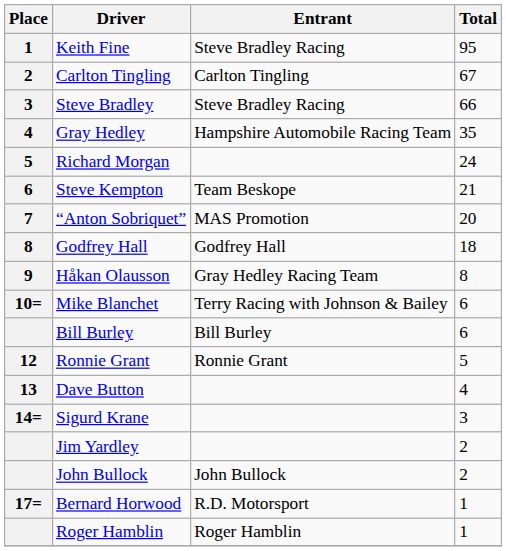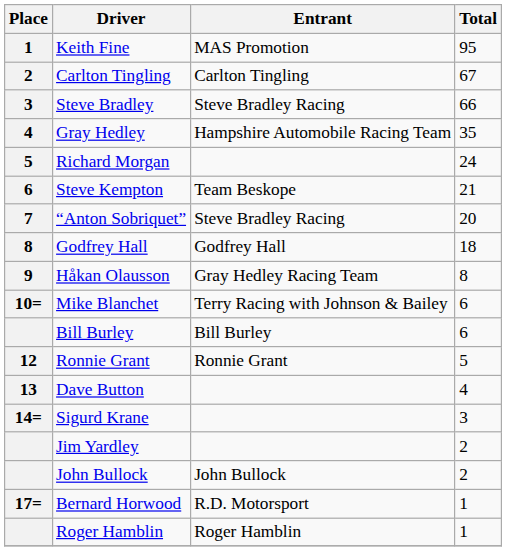(269, 47) Steve Bradley Racing -> (251, 47) MAS Promotion
(251, 218) MAS Promotion -> (269, 218) Steve Bradley Racing
